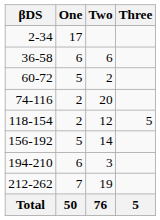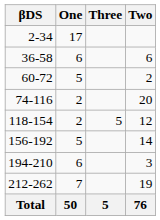columns swapped: (100, 15) <-> (136, 15)
